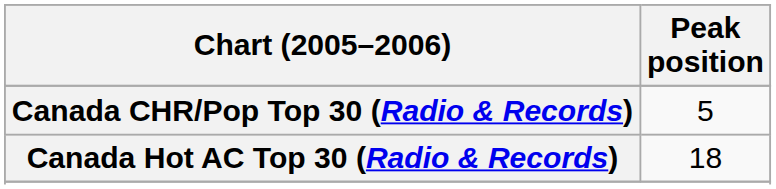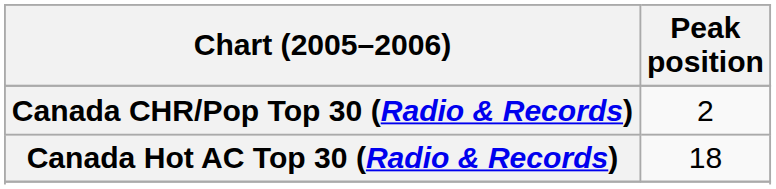(705, 109) 5 -> (705, 109) 2
